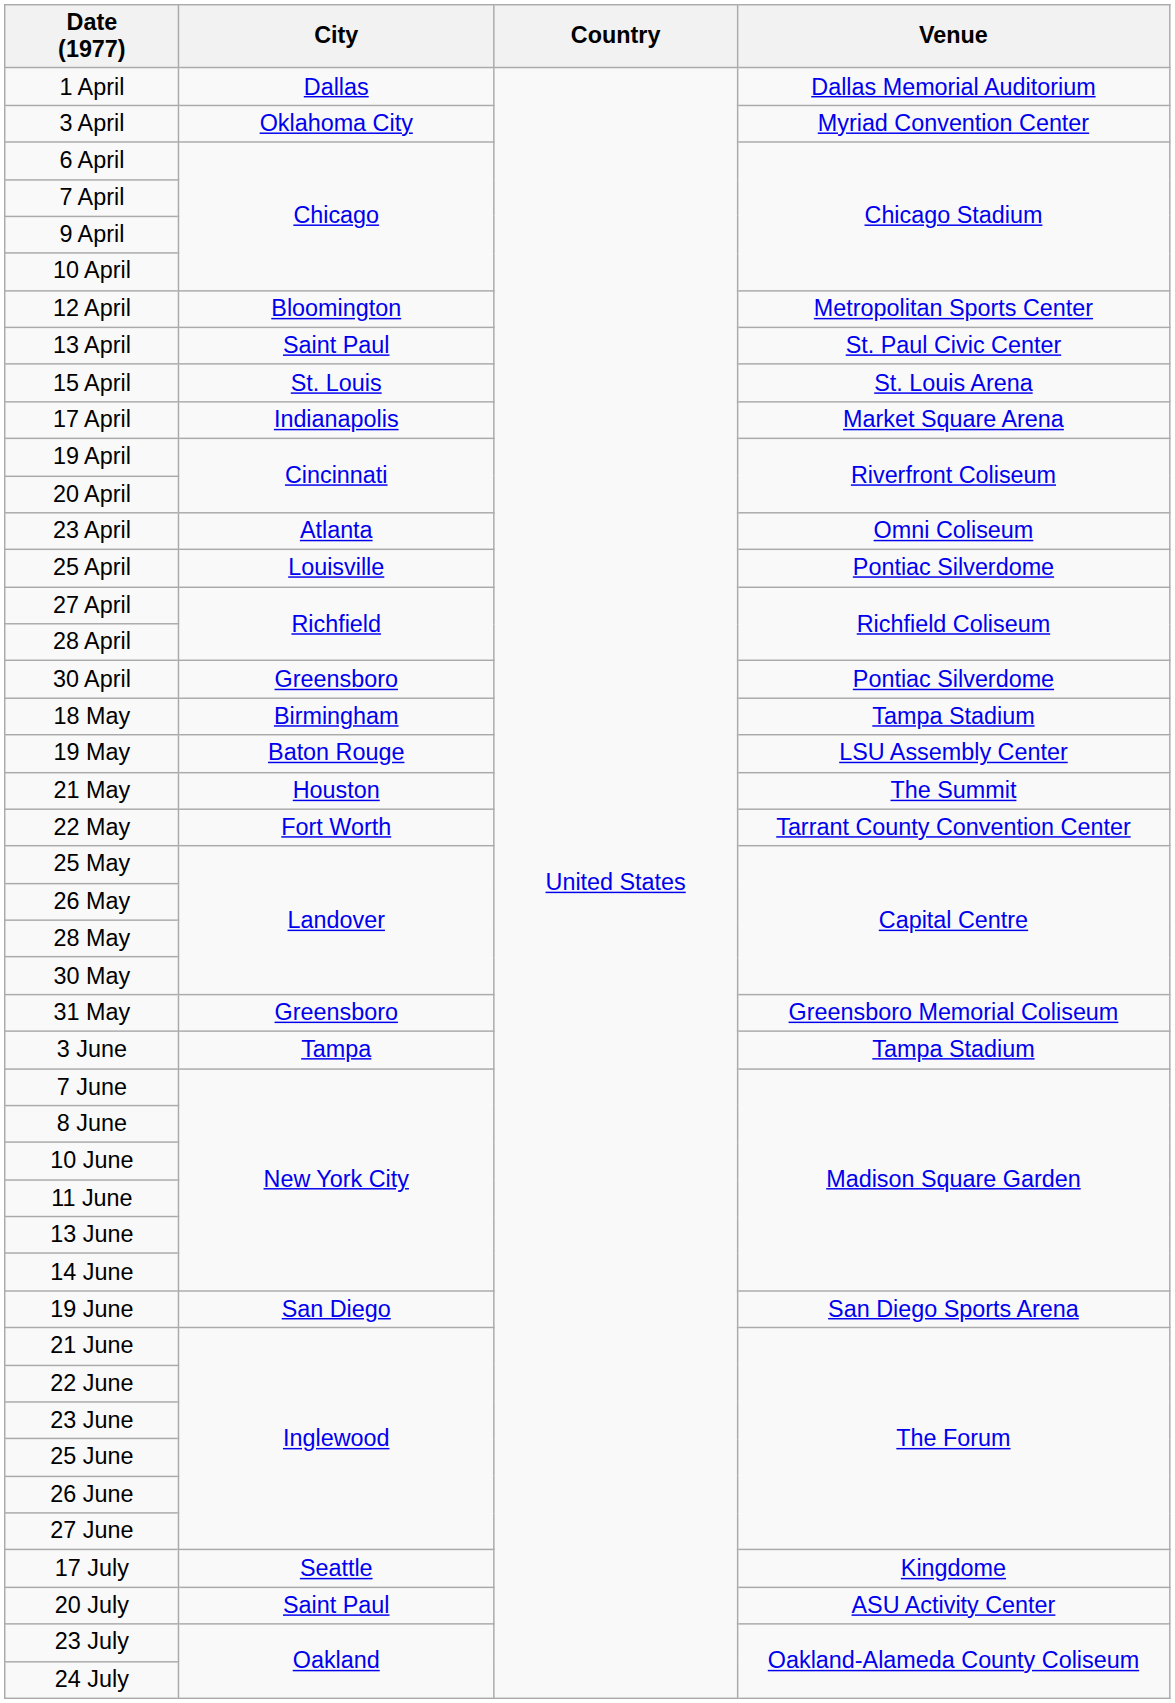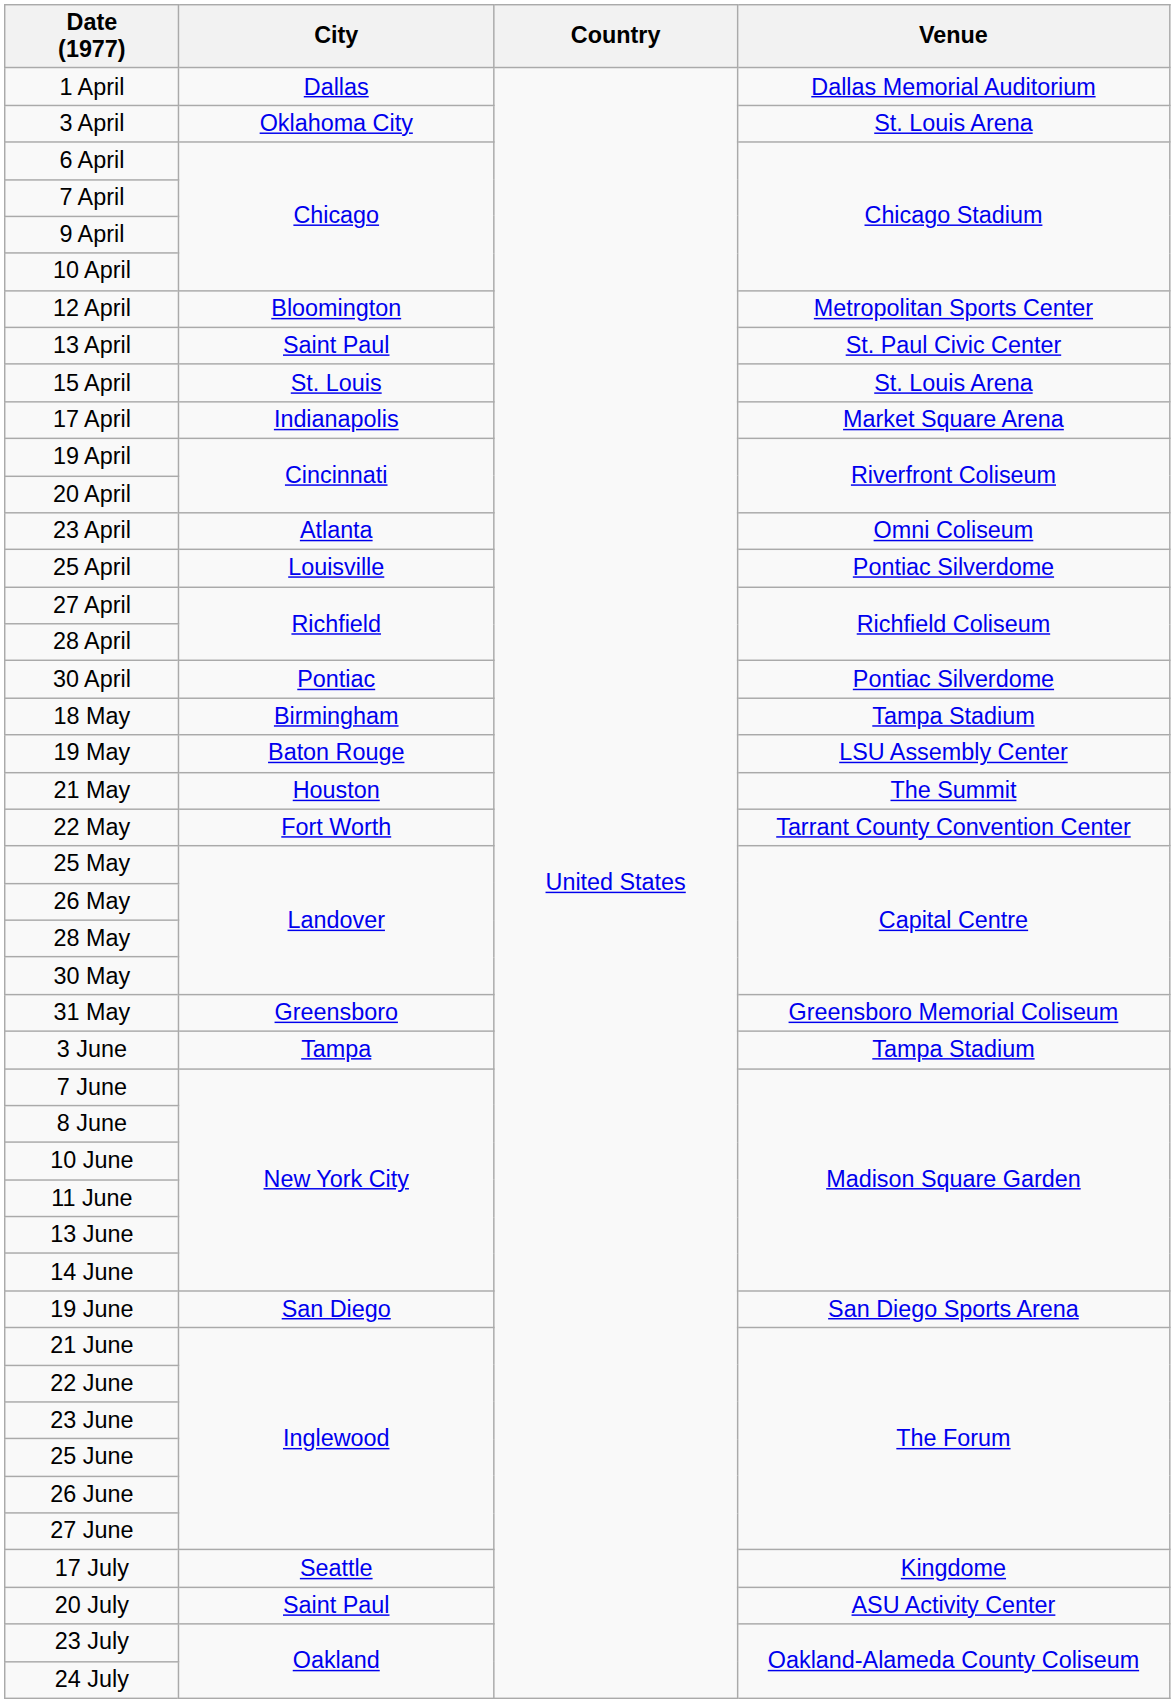(953, 123) Myriad Convention Center -> (953, 123) St. Louis Arena
(336, 679) Greensboro -> (336, 679) Pontiac
